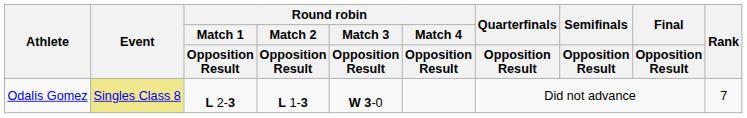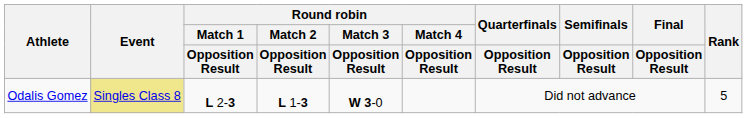(724, 96) 7 -> (724, 96) 5
